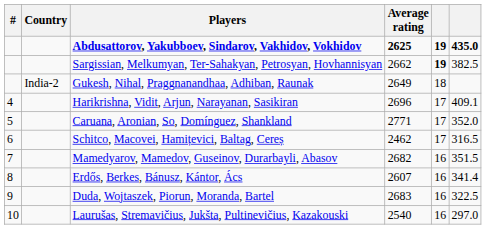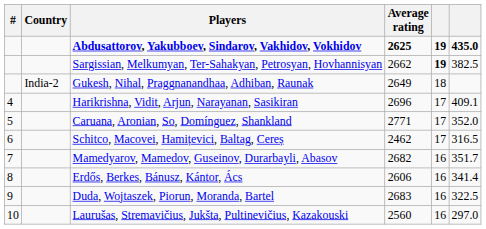(465, 158) 351.5 -> (465, 158) 351.7
(400, 177) 2607 -> (400, 177) 2606
(400, 214) 2540 -> (400, 214) 2560
